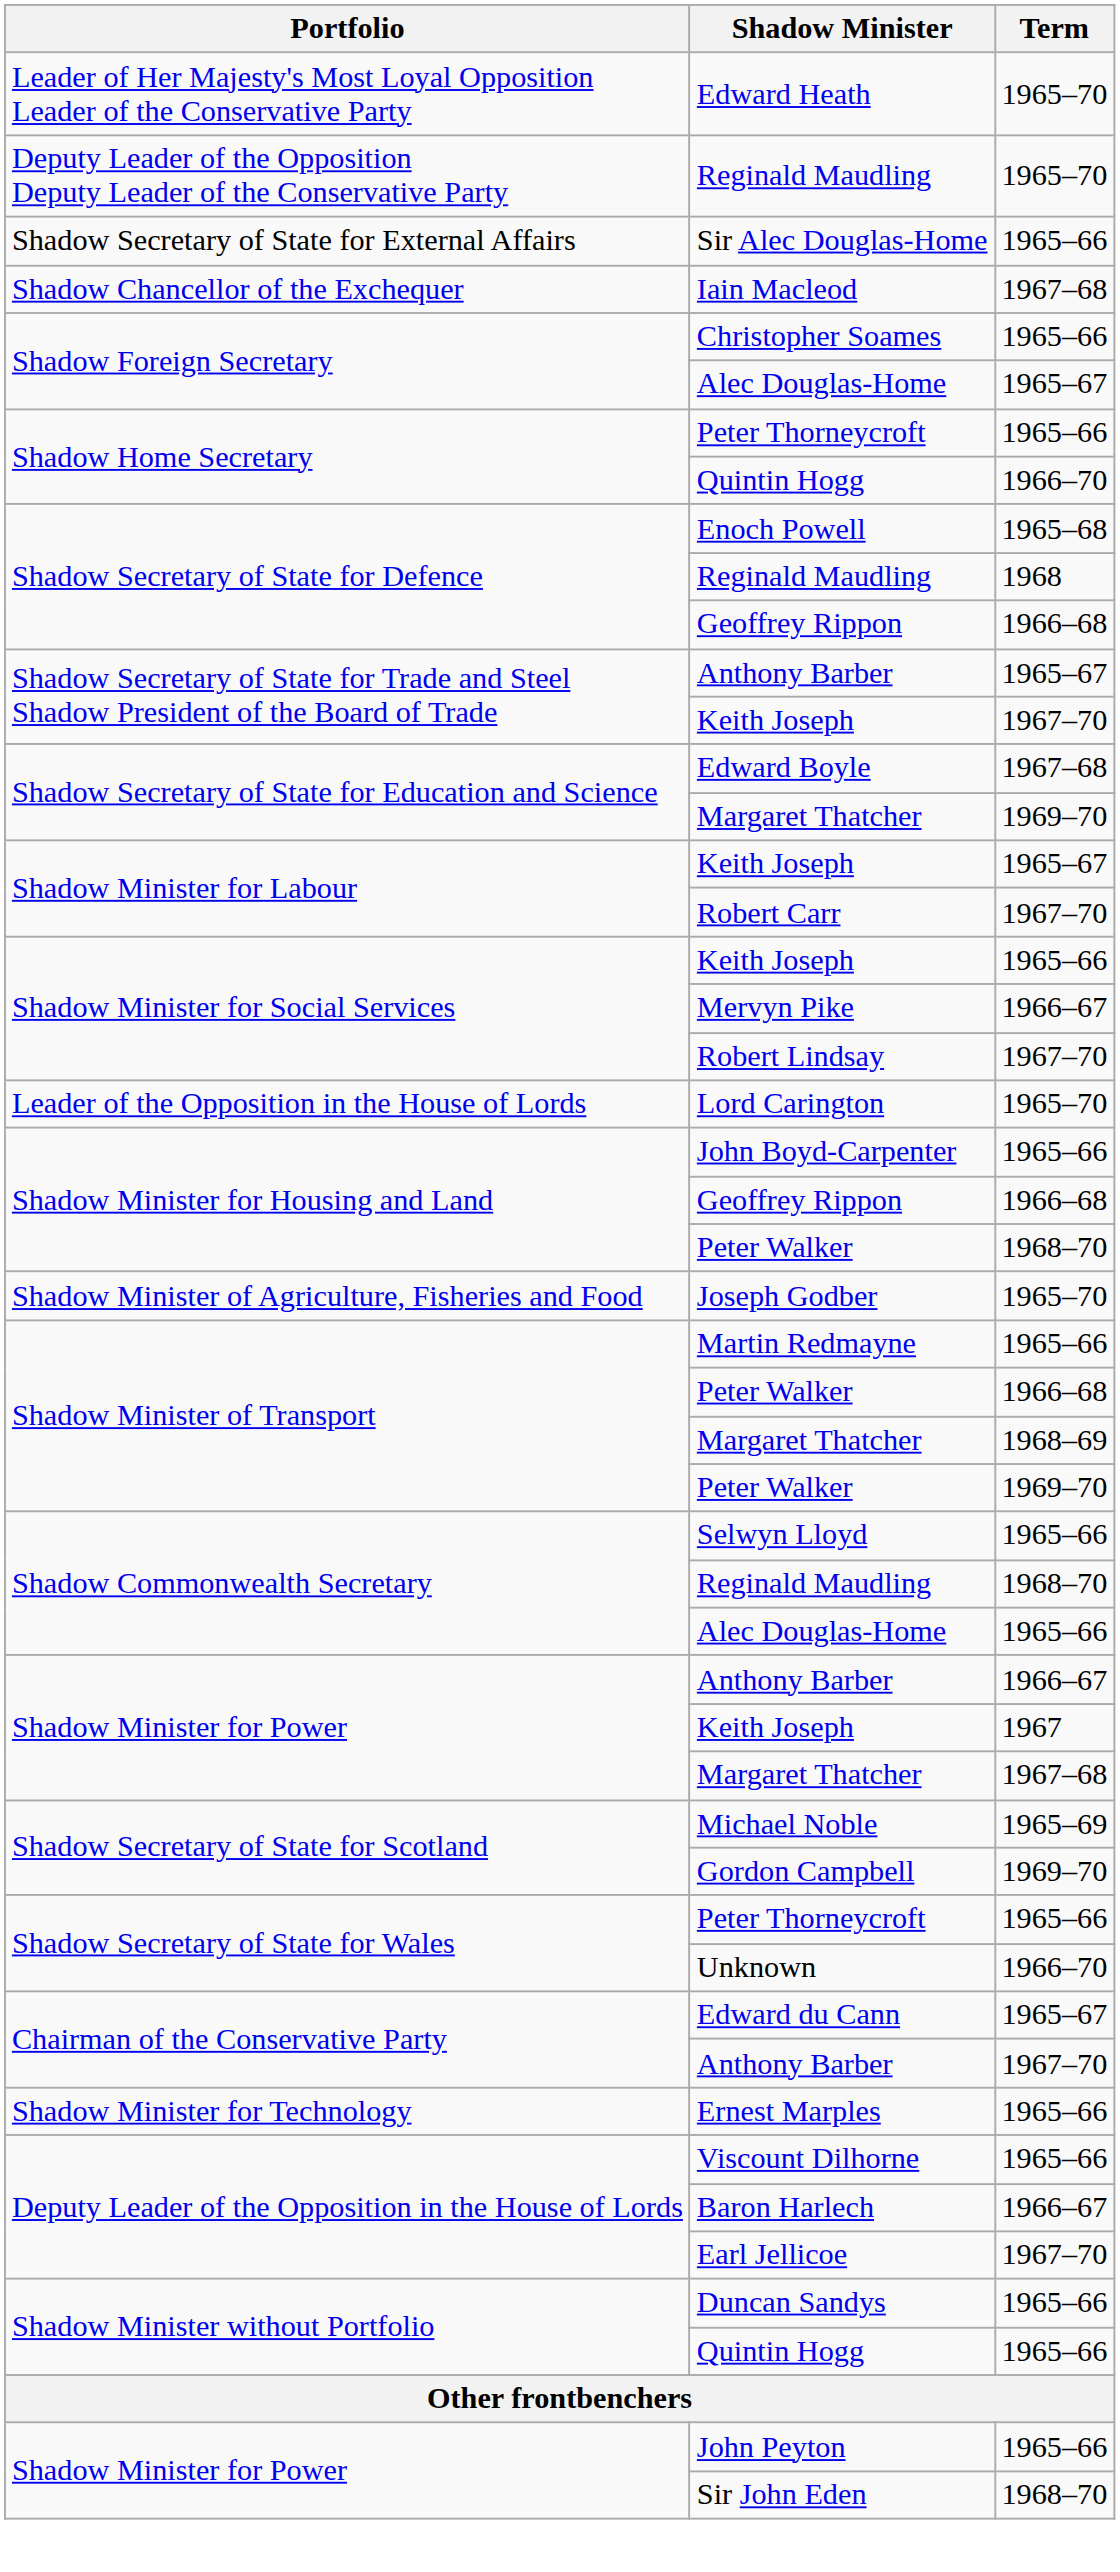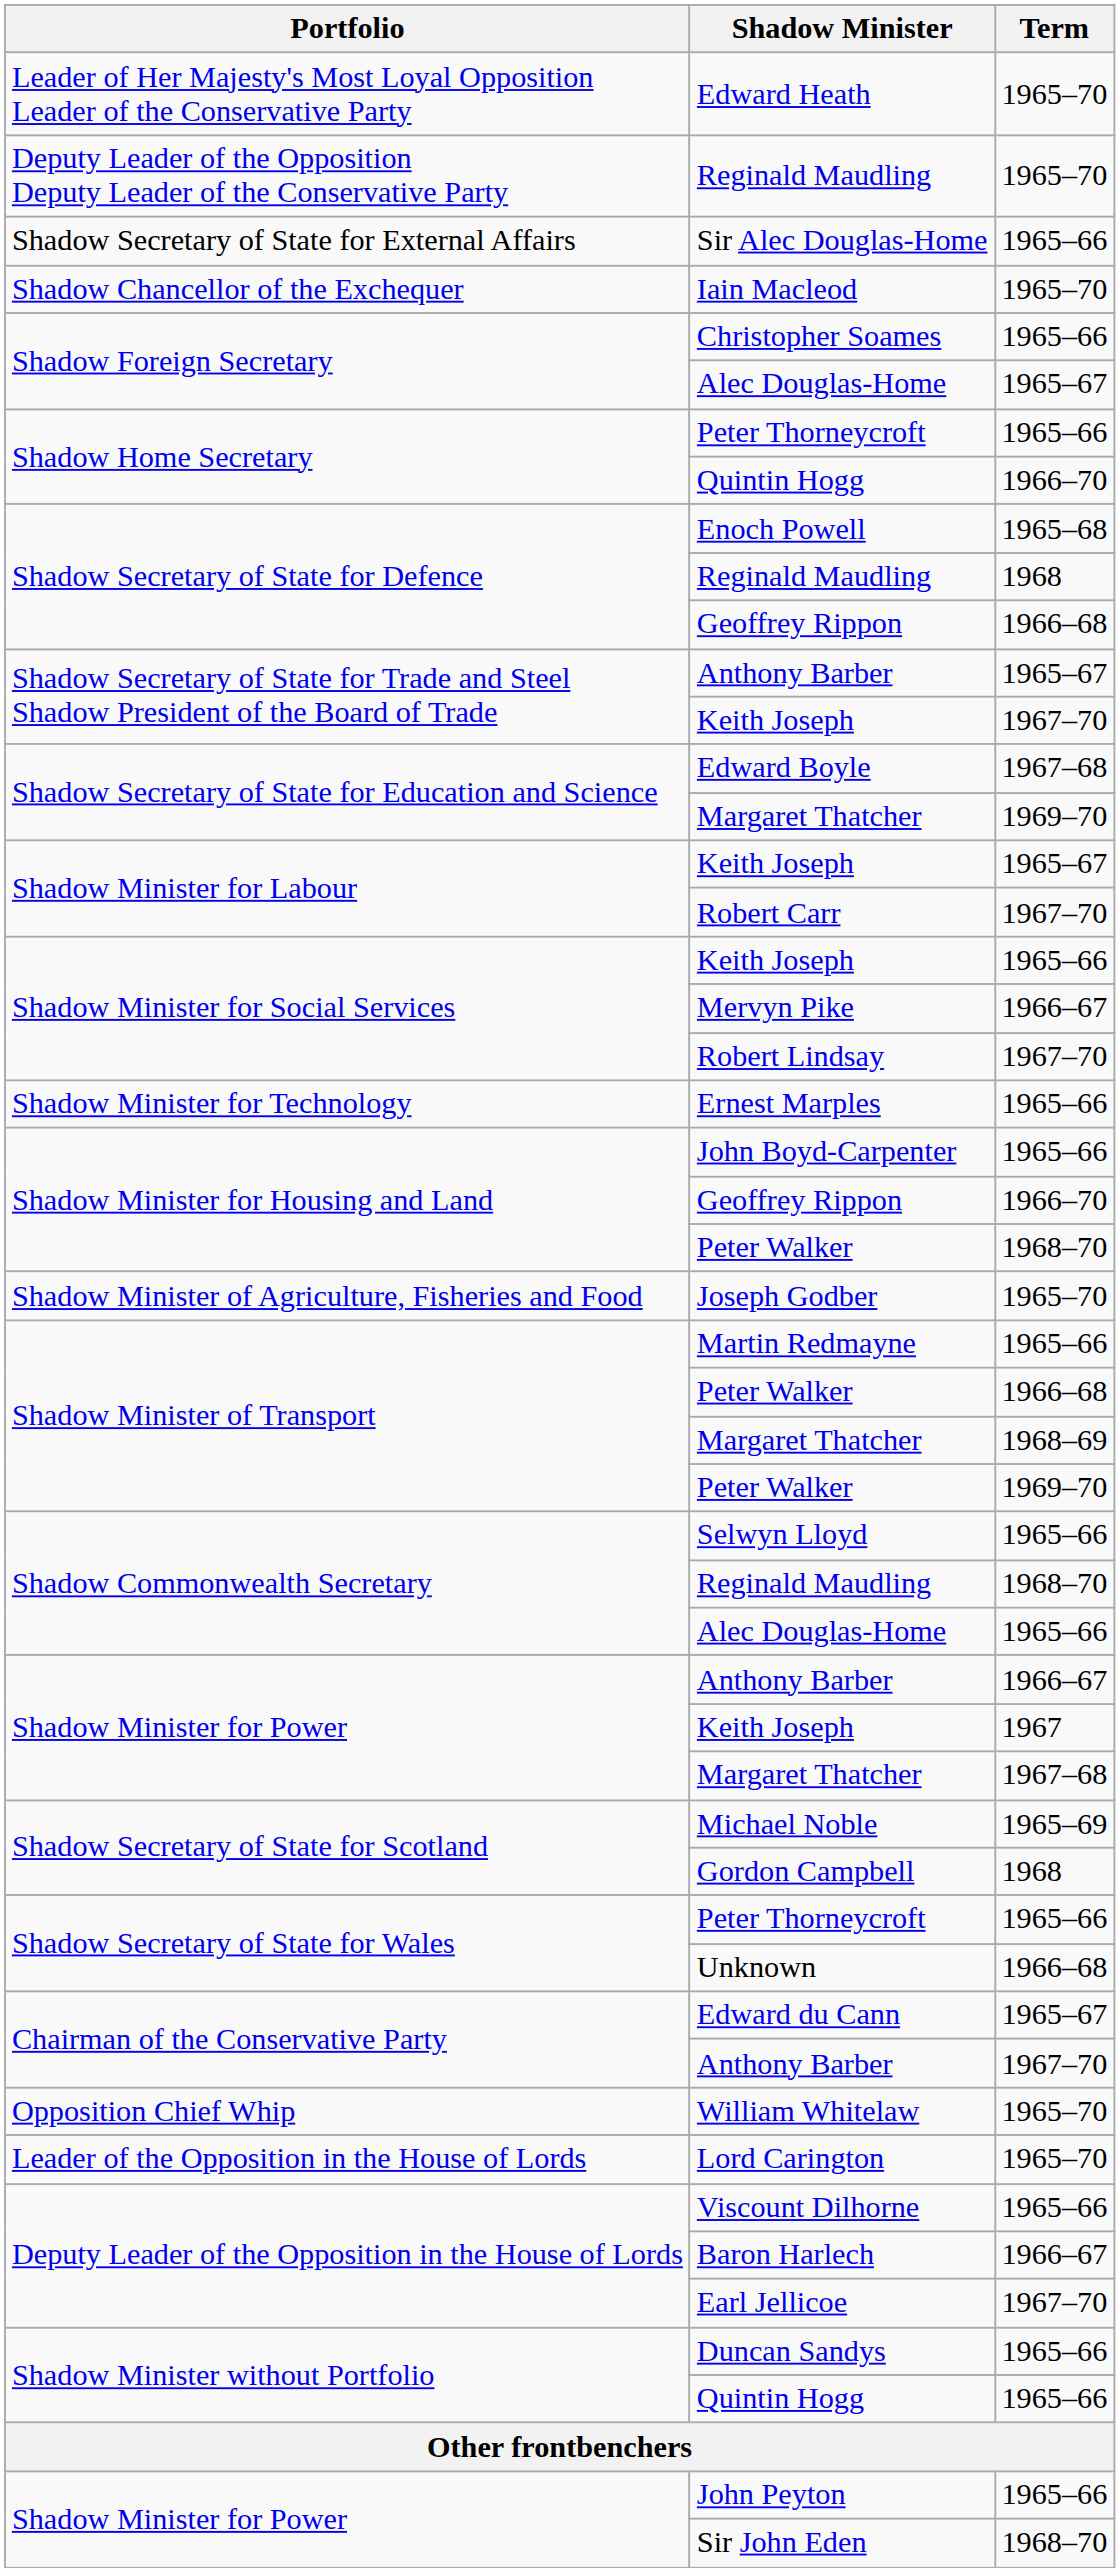(1054, 288) 1967–68 -> (1054, 288) 1965–70
rows swapped: (212, 2110) <-> (299, 1103)
(1054, 1199) 1966–68 -> (1054, 1199) 1966–70
(1054, 1870) 1969–70 -> (1032, 1870) 1968
(1054, 1966) 1966–70 -> (1054, 1966) 1966–68
+ row: (154, 2110)
